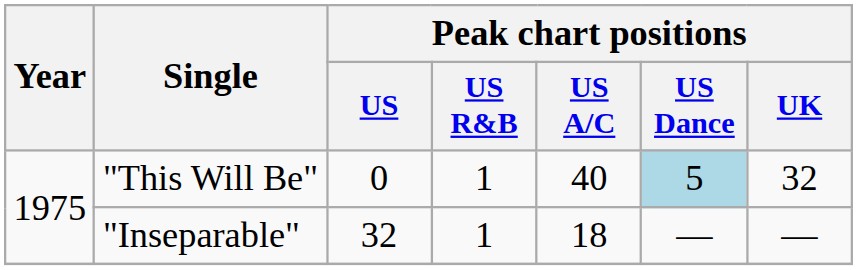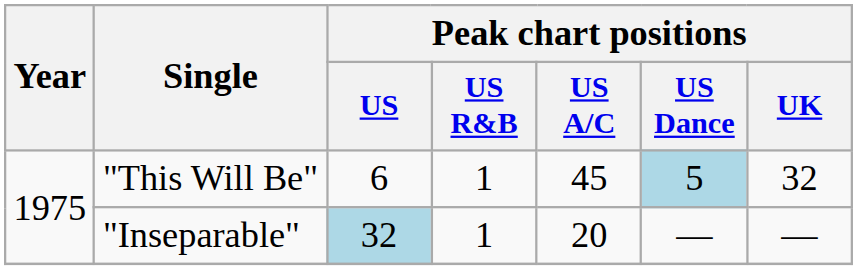(379, 177) 0 -> (379, 177) 6
(589, 177) 40 -> (589, 177) 45
(379, 235) no background -> (379, 235) lightblue background
(589, 235) 18 -> (589, 235) 20
